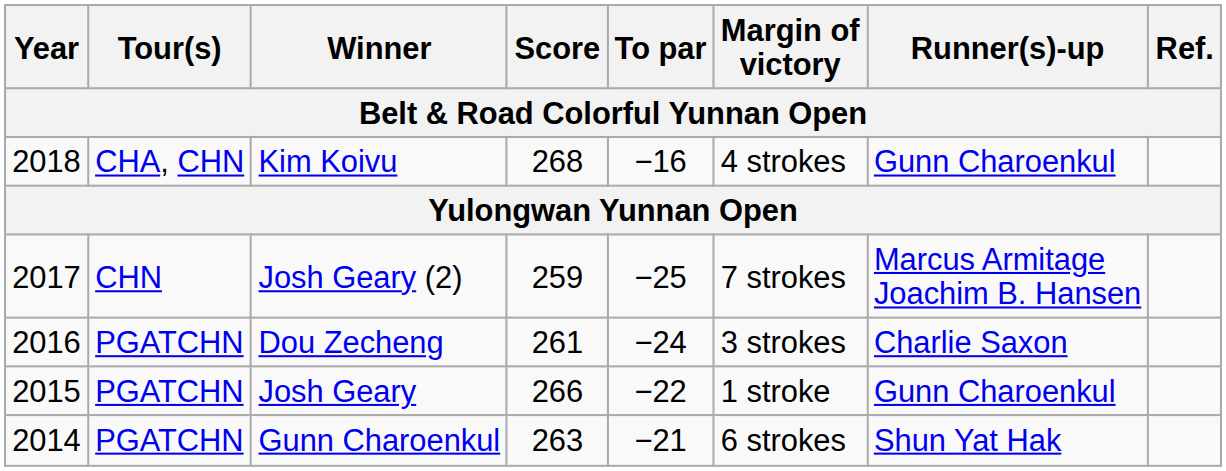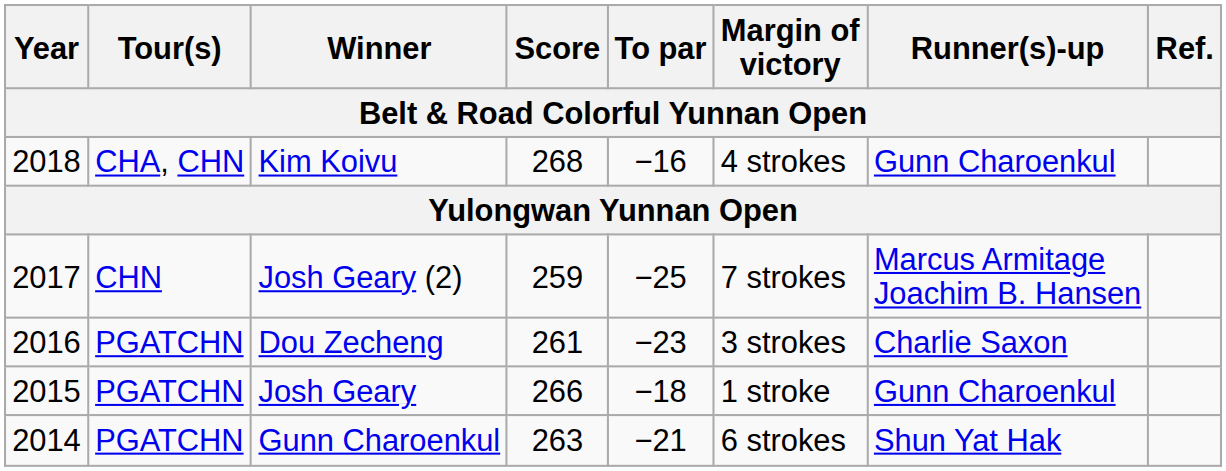(661, 343) −24 -> (661, 343) −23
(661, 392) −22 -> (661, 392) −18
